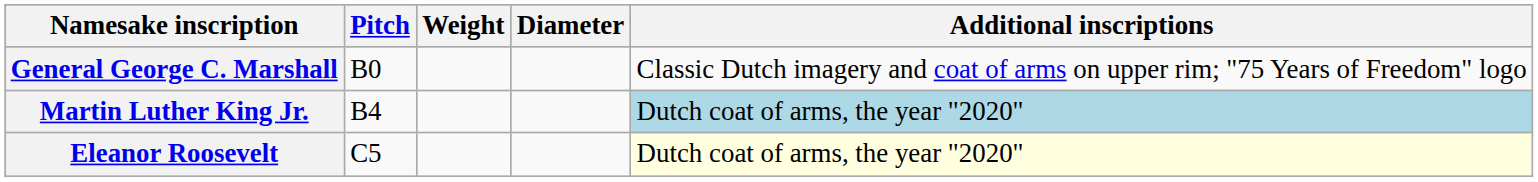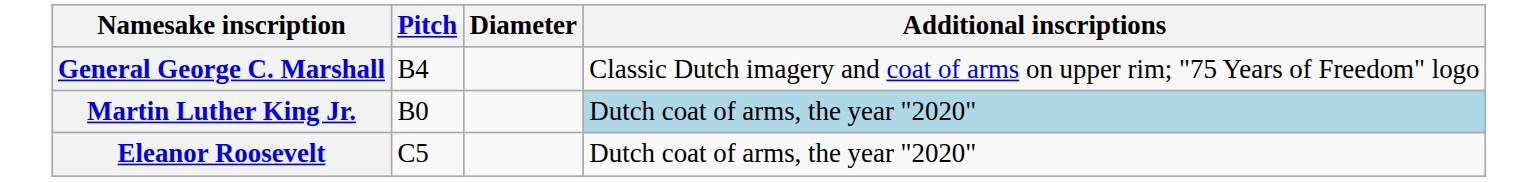- column: (463, 25)
(366, 68) B0 -> (413, 68) B4
(366, 111) B4 -> (413, 111) B0
(830, 153) lightyellow background -> (783, 153) no background
